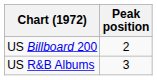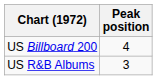(126, 46) 2 -> (126, 46) 4
